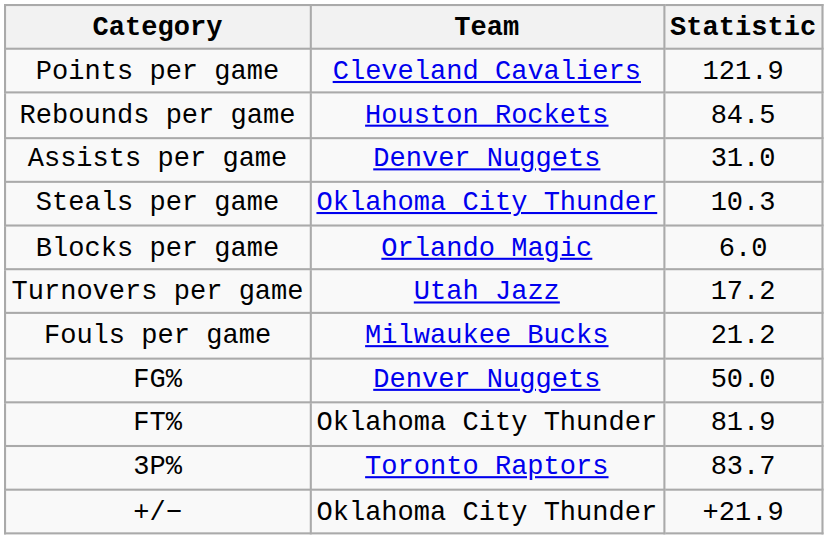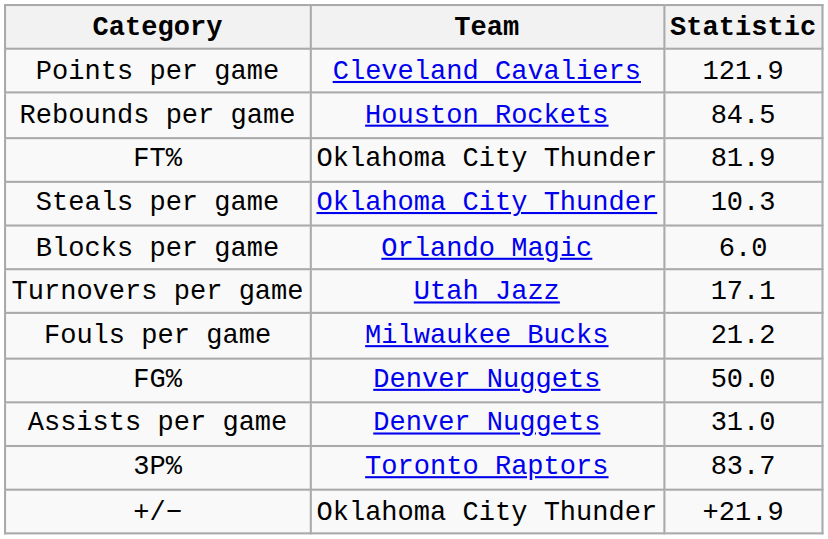rows swapped: (158, 159) <-> (158, 424)
(743, 291) 17.2 -> (743, 291) 17.1
